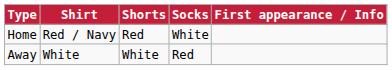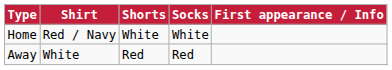(133, 34) Red -> (140, 34) White
(140, 54) White -> (133, 54) Red
